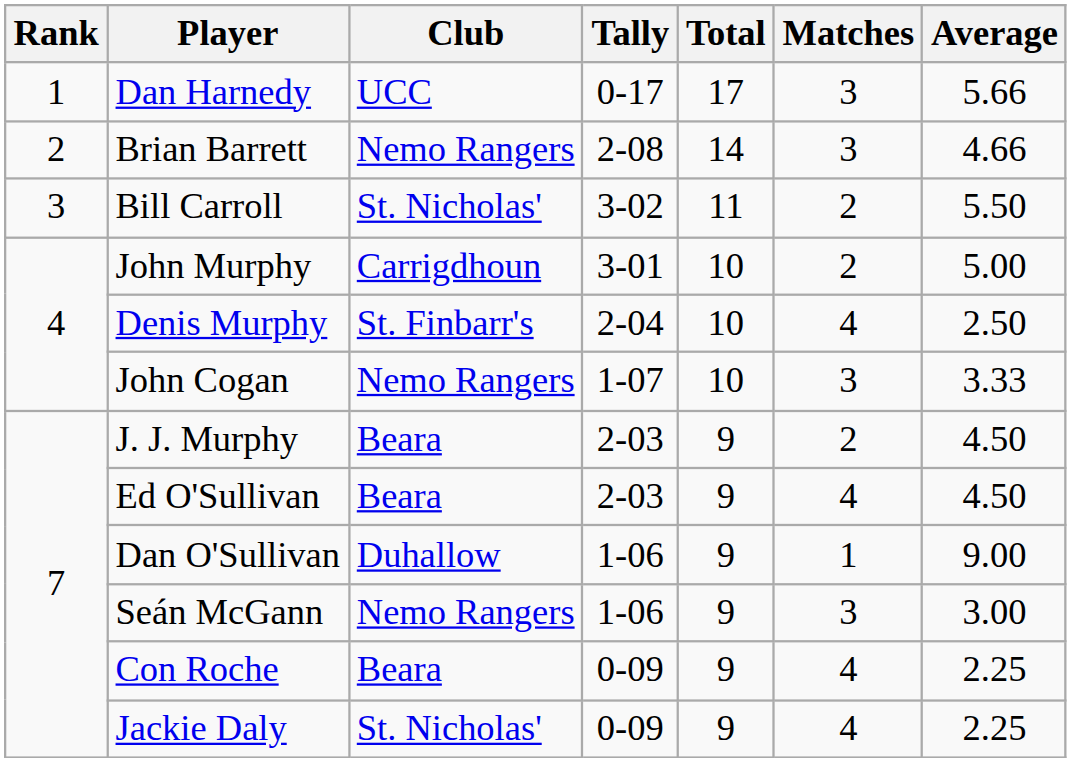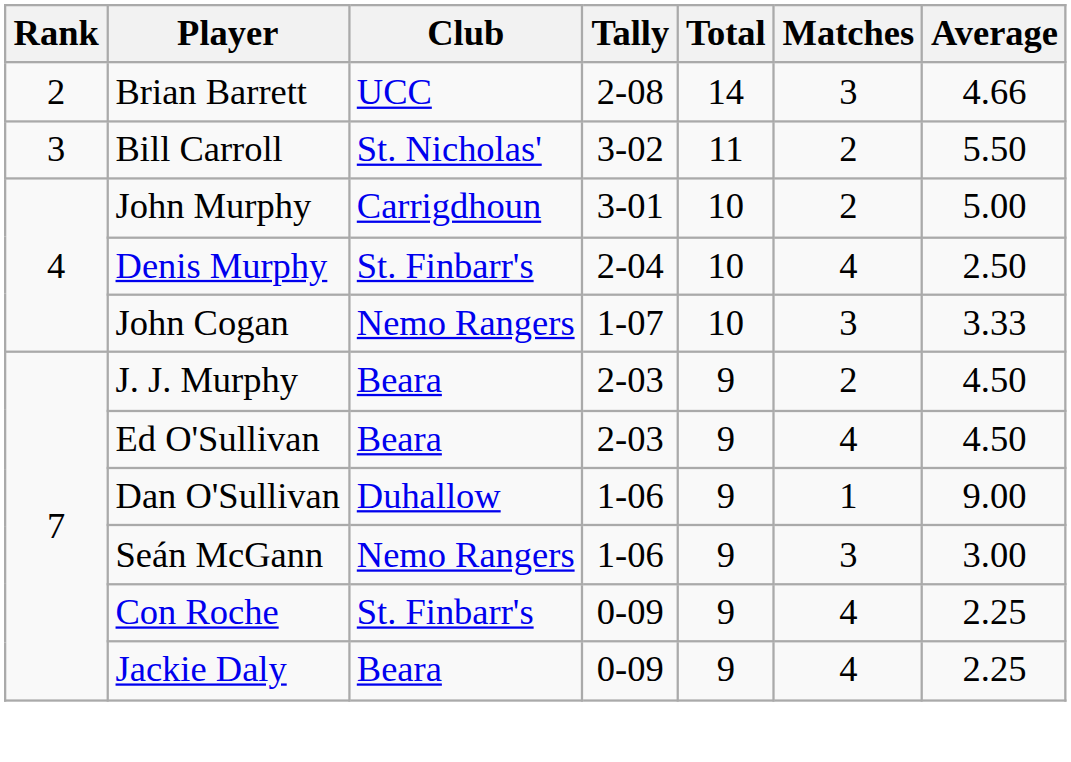- row: (213, 91)
(466, 149) Nemo Rangers -> (394, 91) UCC
(399, 669) Beara -> (445, 611) St. Finbarr's
(449, 727) St. Nicholas' -> (399, 669) Beara
